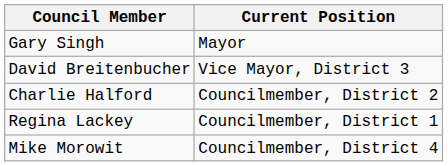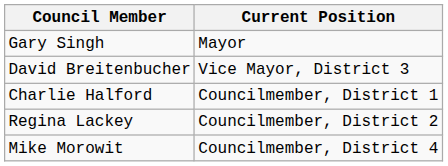(318, 96) Councilmember, District 2 -> (318, 96) Councilmember, District 1
(318, 122) Councilmember, District 1 -> (318, 122) Councilmember, District 2
